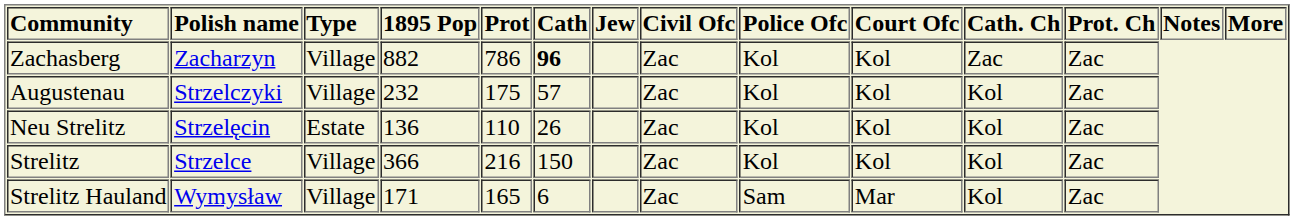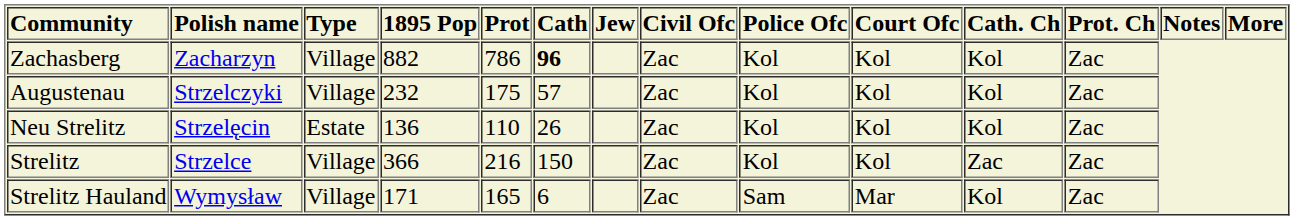(985, 57) Zac -> (985, 57) Kol
(985, 161) Kol -> (985, 161) Zac
